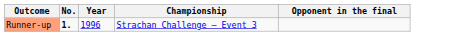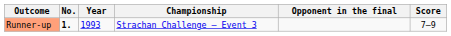+ column: (428, 11)
(90, 25) 1996 -> (90, 25) 1993
